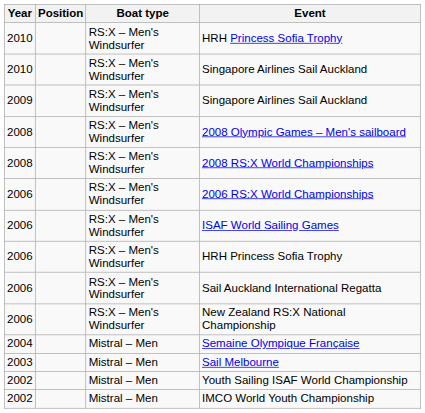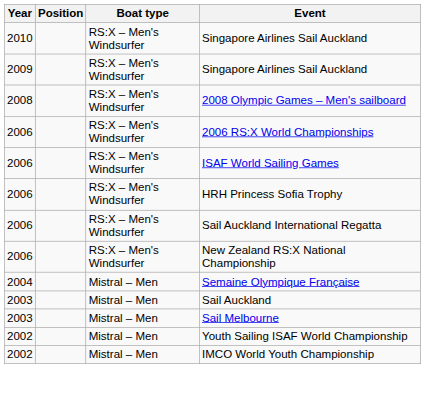- row: (20, 38)
- row: (20, 163)
+ row: (20, 300)
